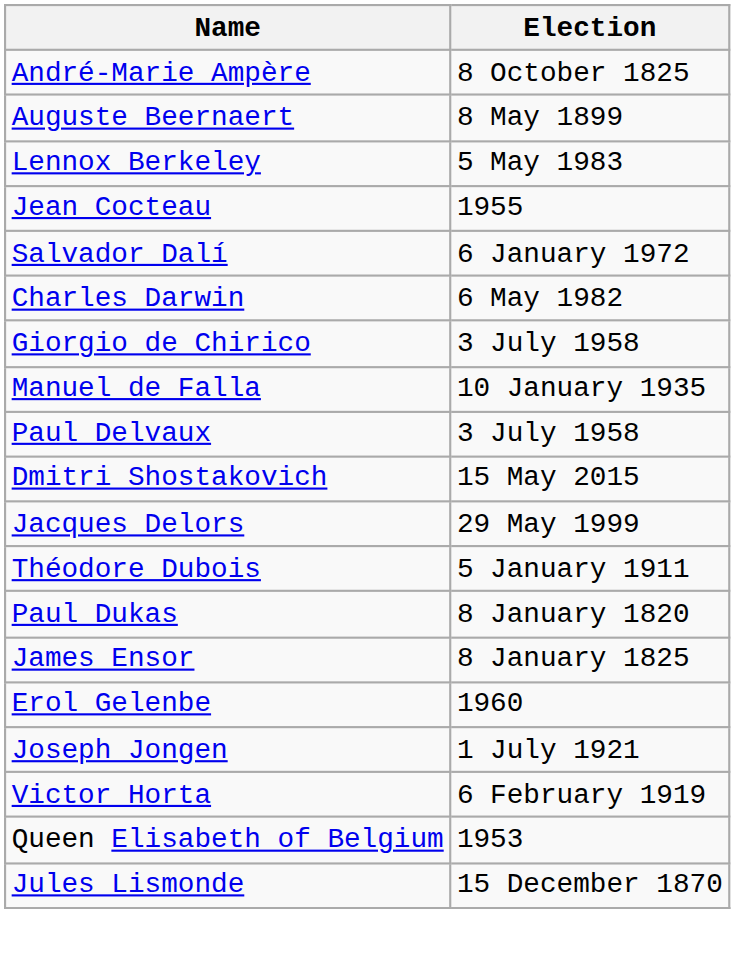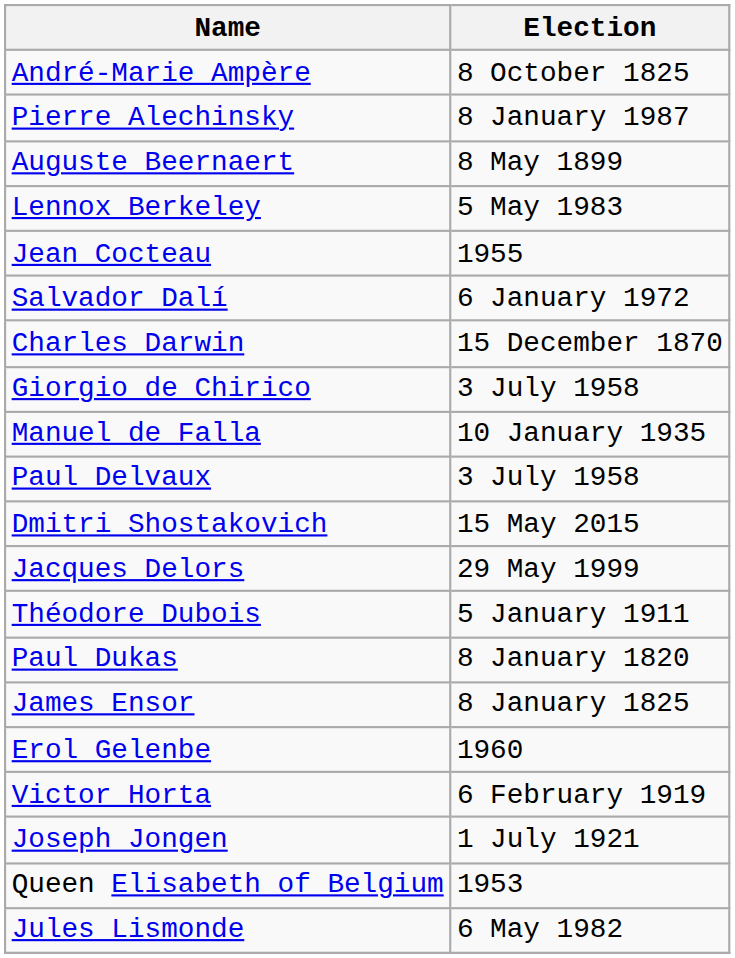+ row: (153, 118)
(540, 298) 6 May 1982 -> (590, 344) 15 December 1870
rows swapped: (111, 795) <-> (120, 750)
(590, 885) 15 December 1870 -> (540, 930) 6 May 1982
